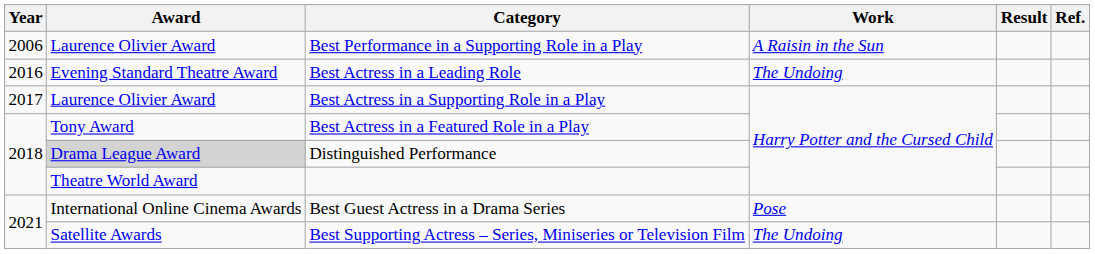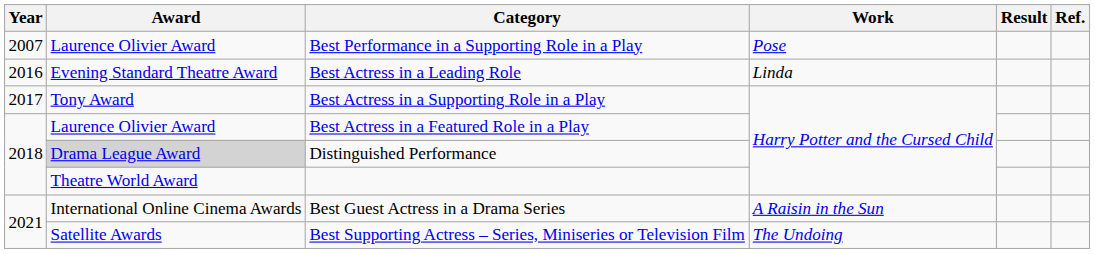(26, 45) 2006 -> (26, 45) 2007
(818, 45) A Raisin in the Sun -> (769, 45) Pose
(798, 72) The Undoing -> (773, 72) Linda
(133, 99) Laurence Olivier Award -> (92, 99) Tony Award
(92, 126) Tony Award -> (133, 126) Laurence Olivier Award
(769, 208) Pose -> (818, 208) A Raisin in the Sun
